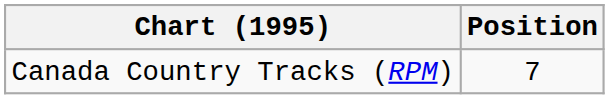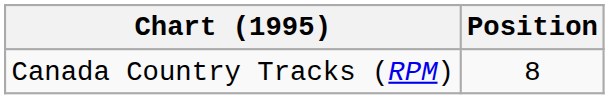(532, 72) 7 -> (532, 72) 8
